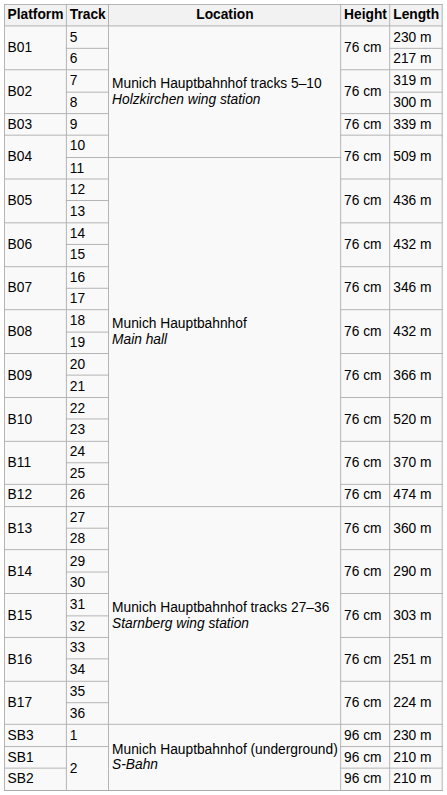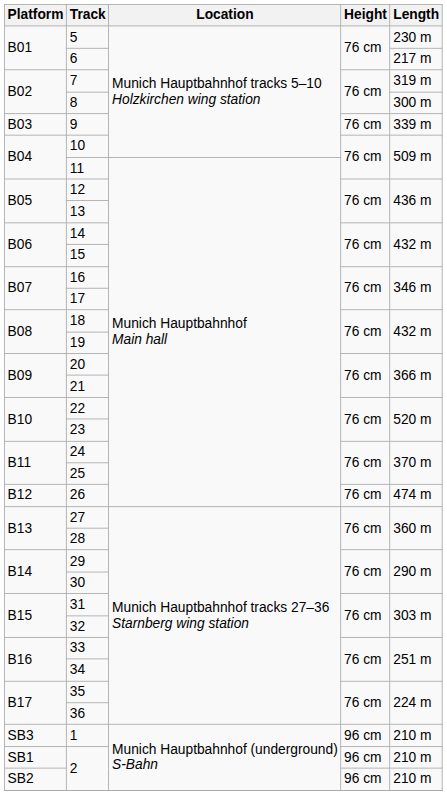(412, 735) 230 m -> (412, 735) 210 m
